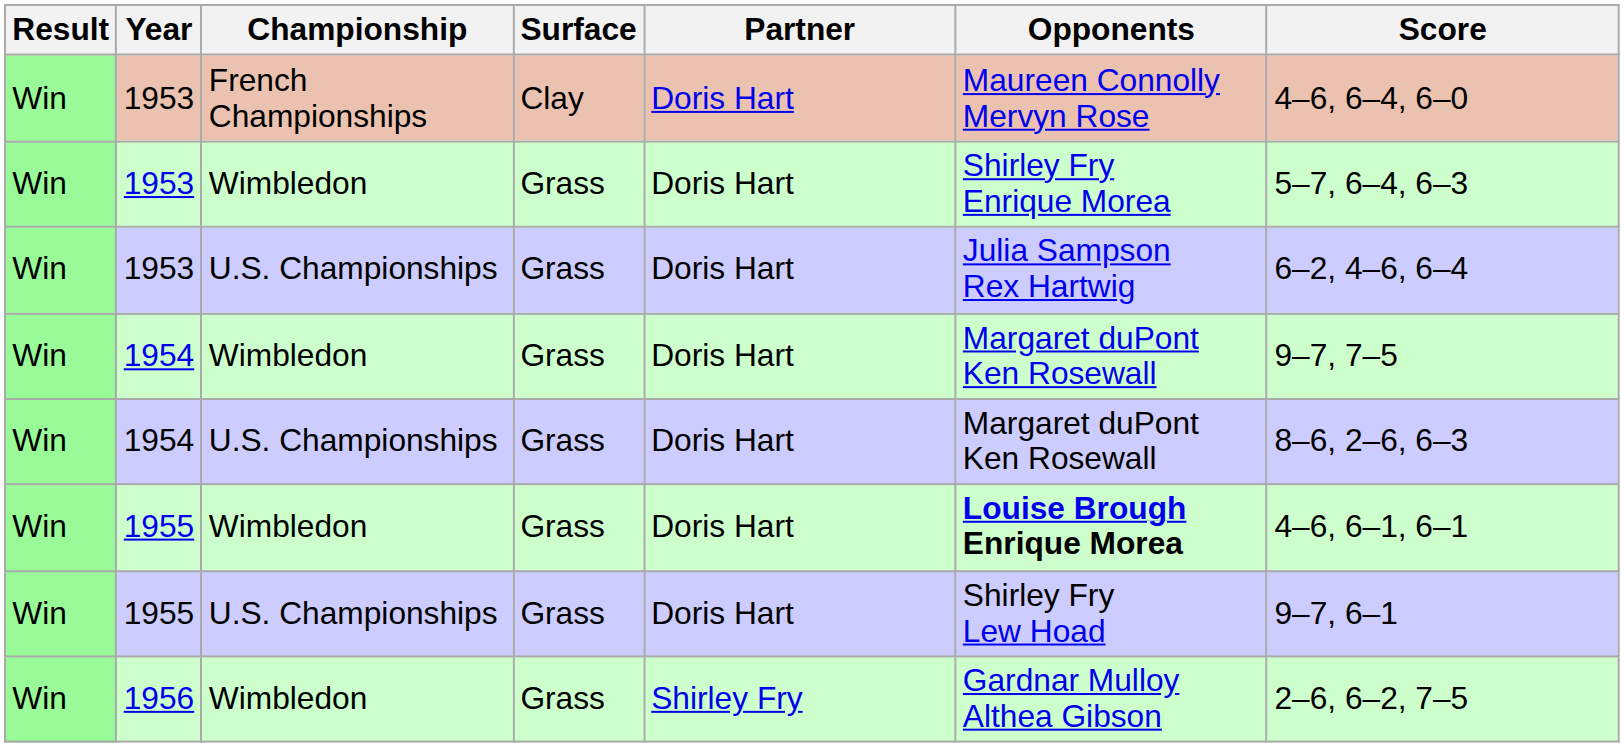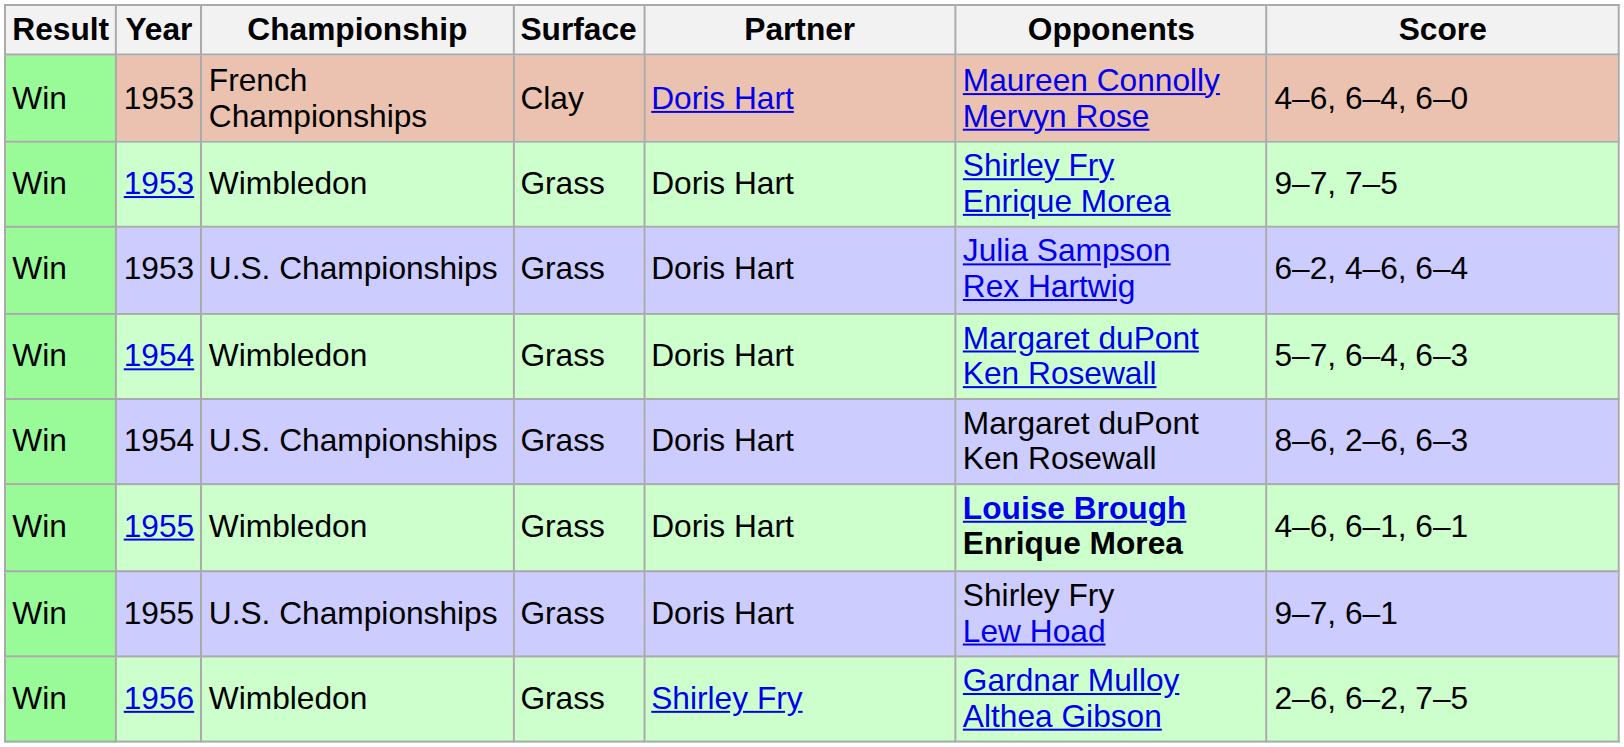(1371, 183) 5–7, 6–4, 6–3 -> (1336, 183) 9–7, 7–5
(1336, 355) 9–7, 7–5 -> (1371, 355) 5–7, 6–4, 6–3
